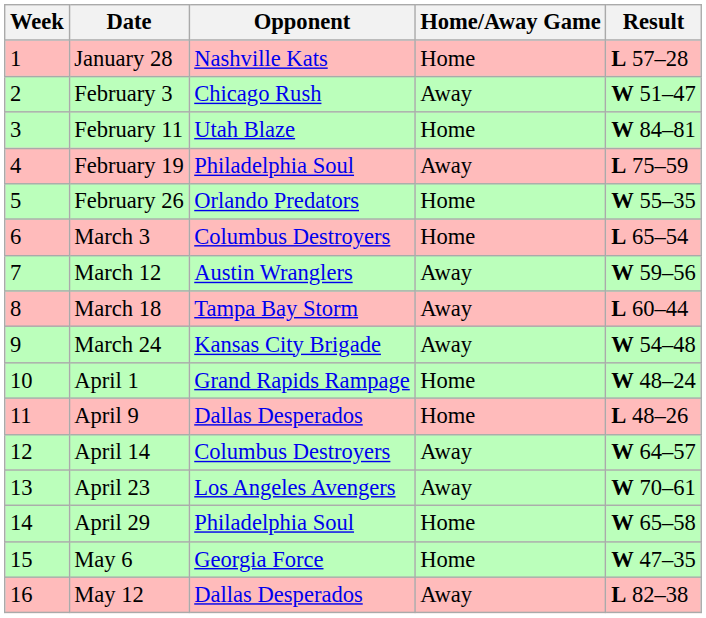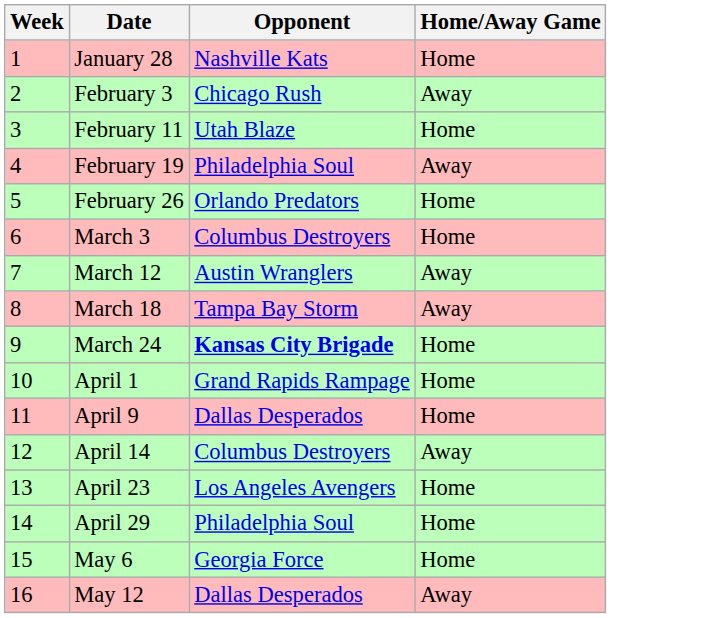- column: (654, 22)
(288, 344) normal -> (294, 344) bold
(446, 344) Away -> (448, 344) Home
(446, 487) Away -> (448, 487) Home
